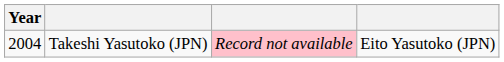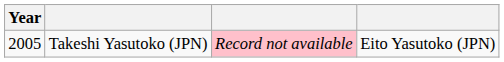(25, 43) 2004 -> (25, 43) 2005
